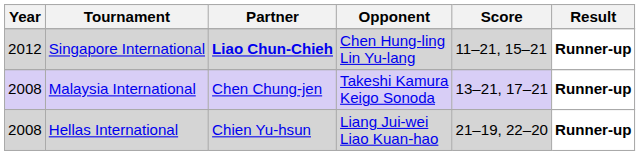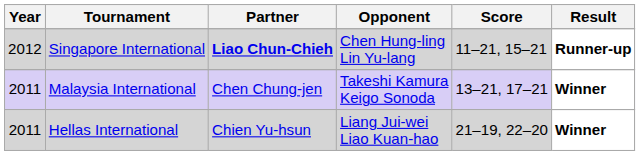(25, 90) 2008 -> (25, 90) 2011
(593, 90) Runner-up -> (581, 90) Winner
(25, 131) 2008 -> (25, 131) 2011
(593, 131) Runner-up -> (581, 131) Winner
